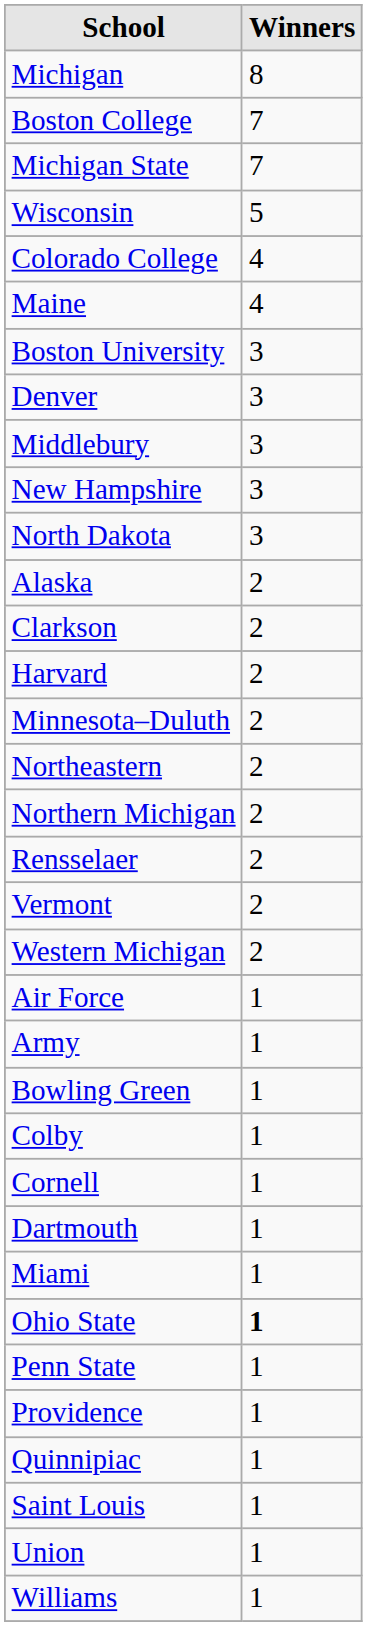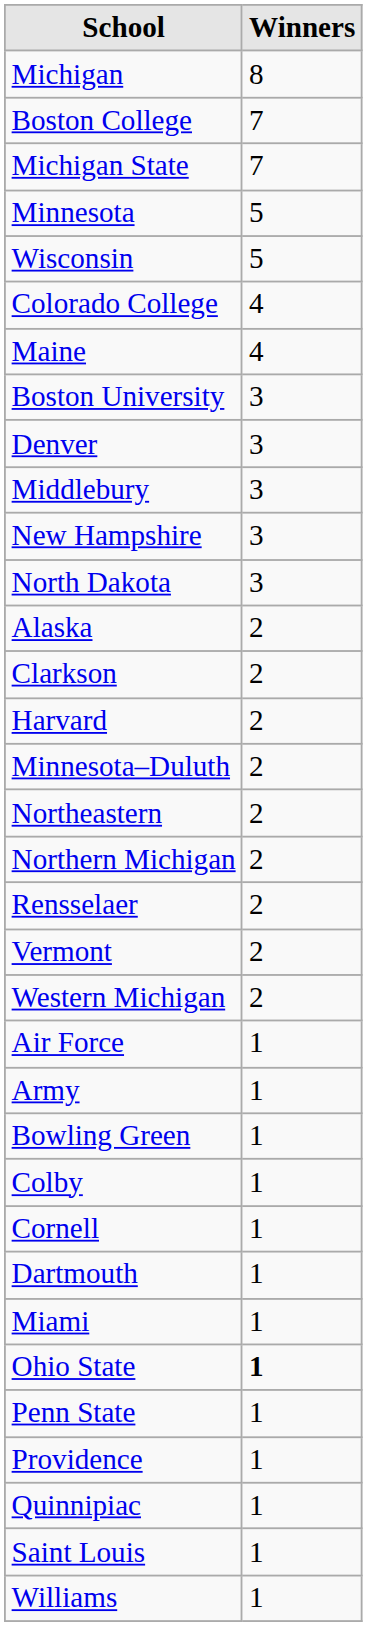+ row: (73, 212)
- row: (48, 1551)
